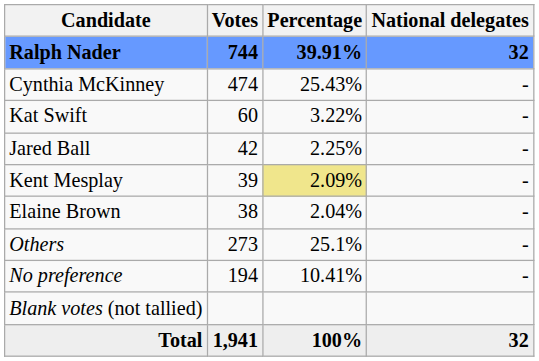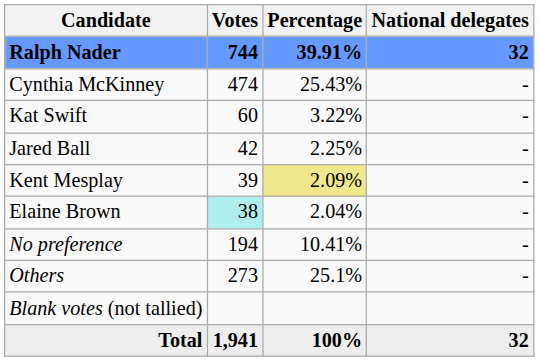(248, 212) no background -> (248, 212) paleturquoise background
rows swapped: (37, 244) <-> (66, 276)
